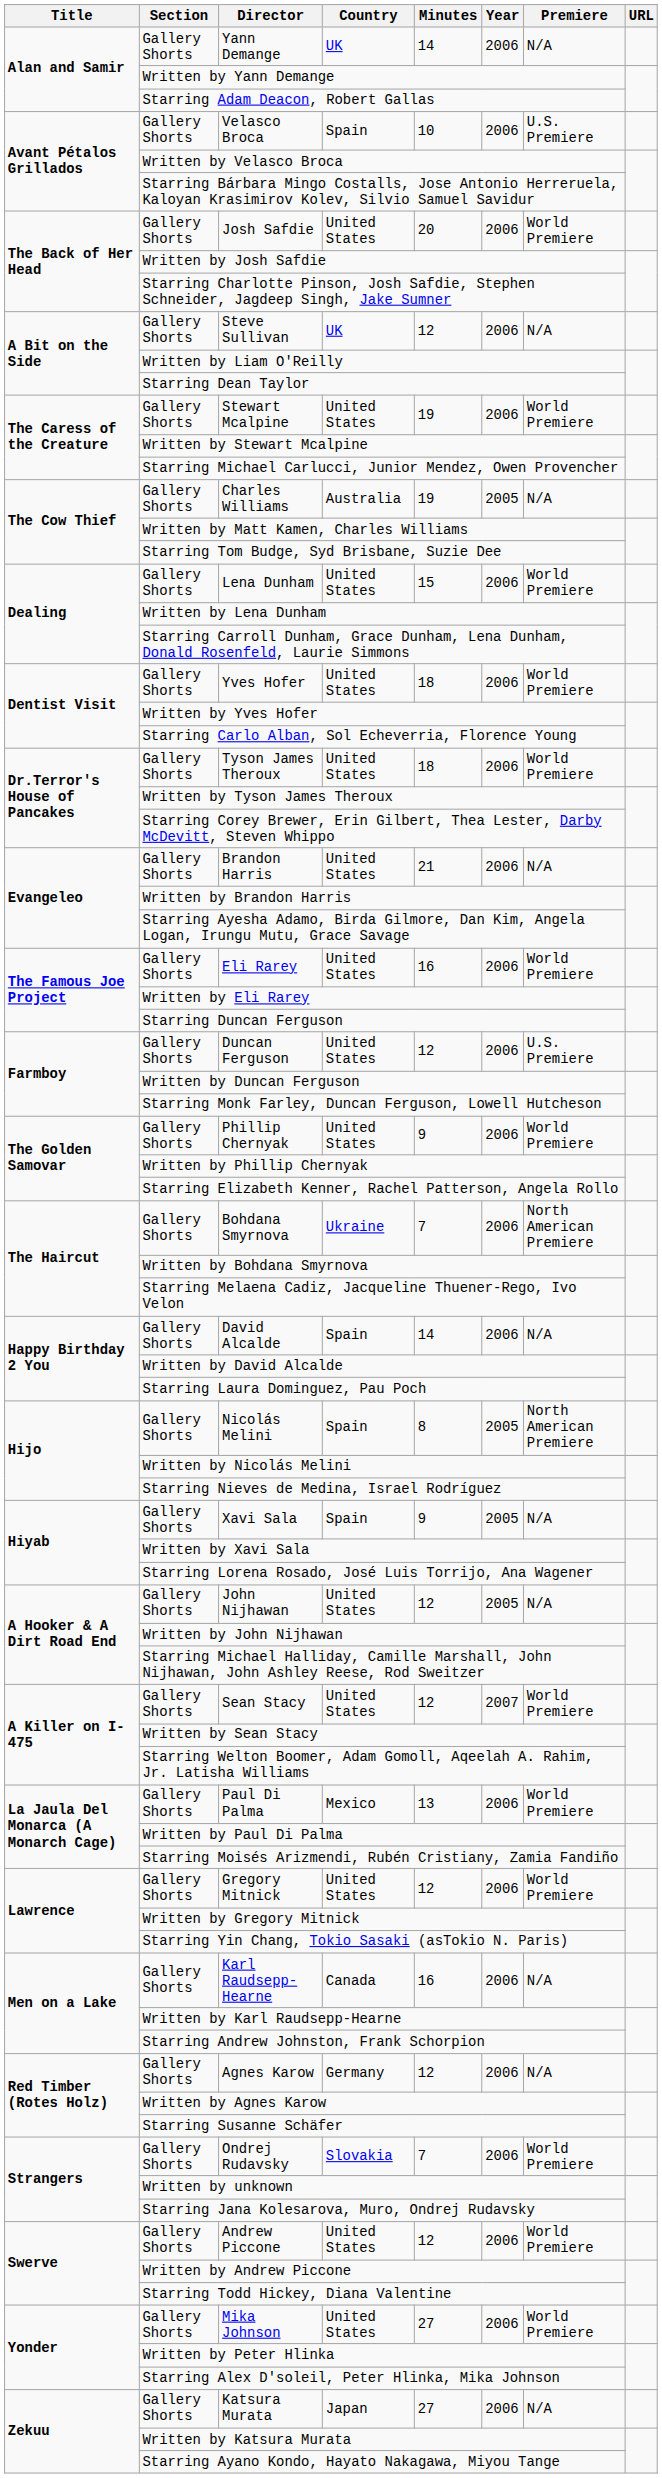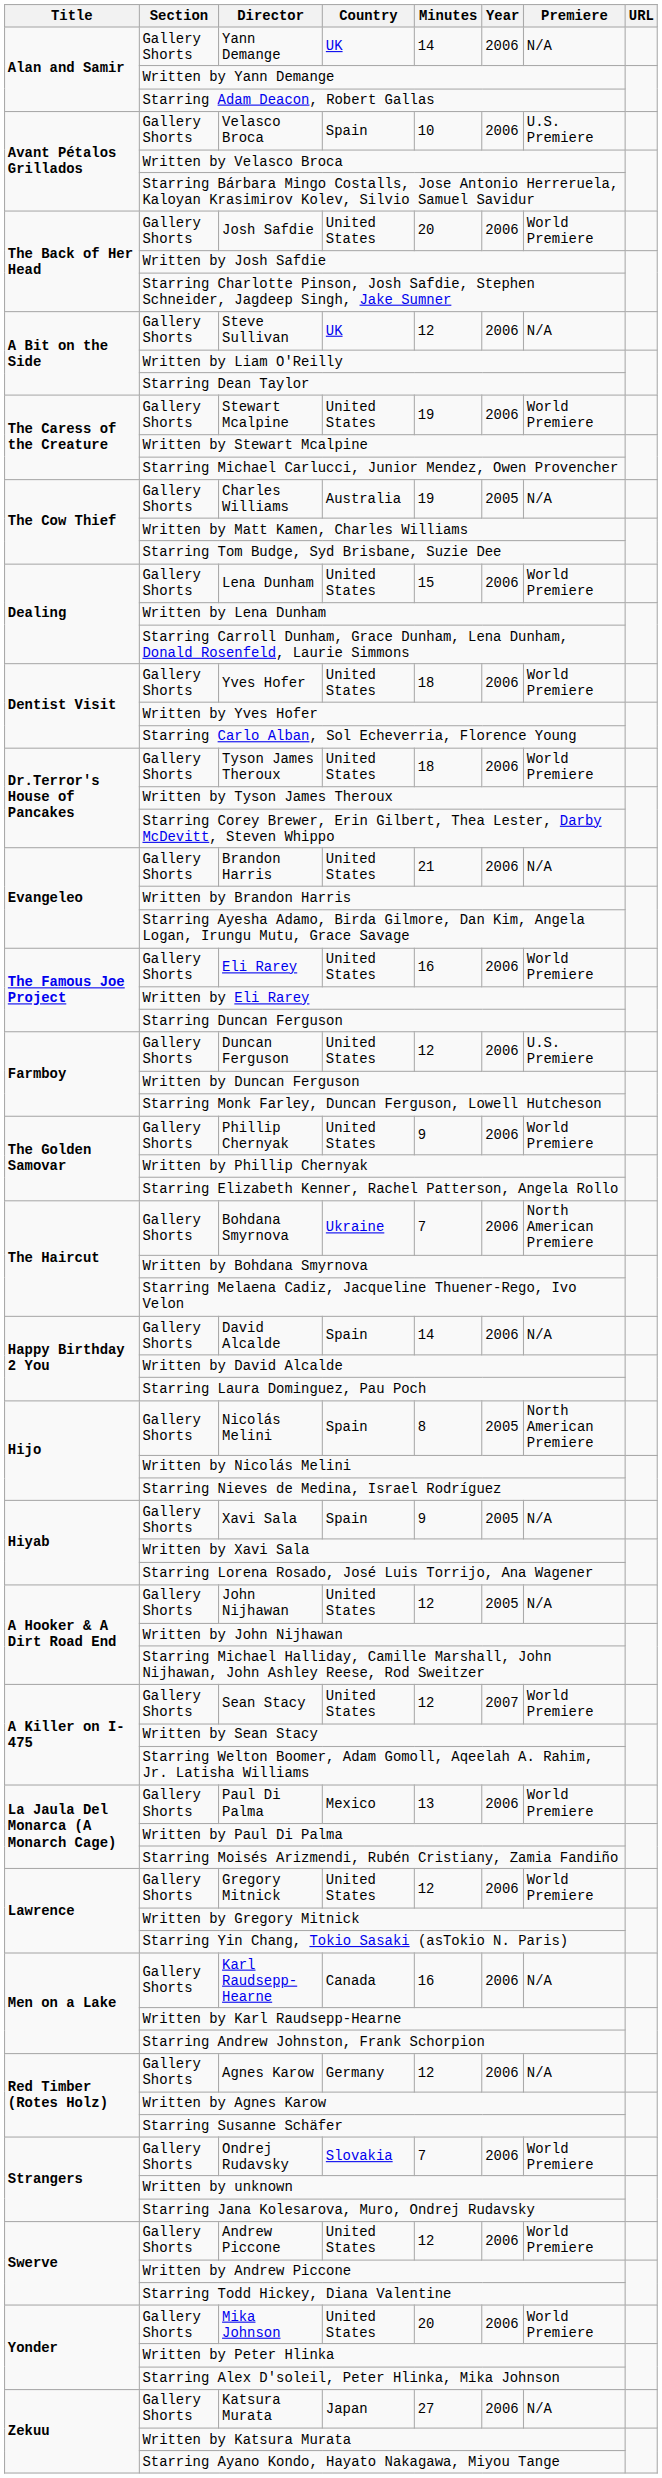(426, 2325) 27 -> (426, 2325) 20
